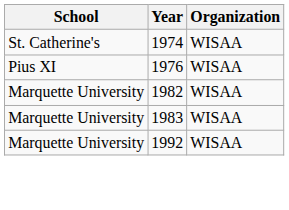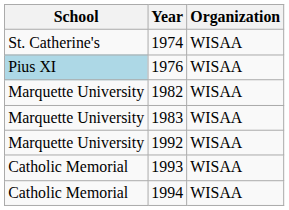(32, 67) no background -> (32, 67) lightblue background
+ row: (167, 167)
+ row: (167, 192)
